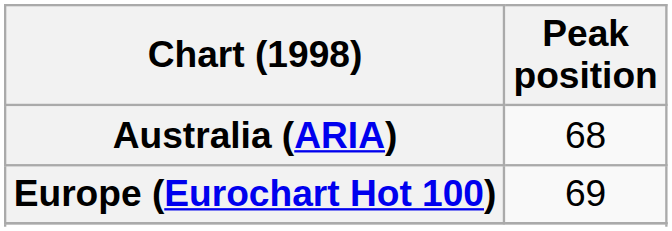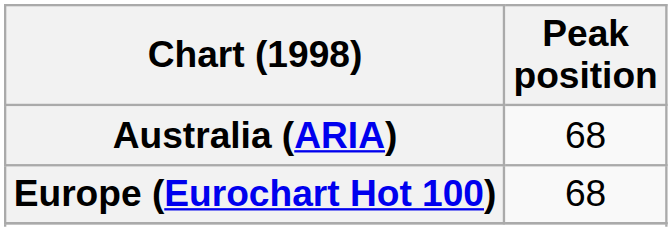(586, 193) 69 -> (586, 193) 68
